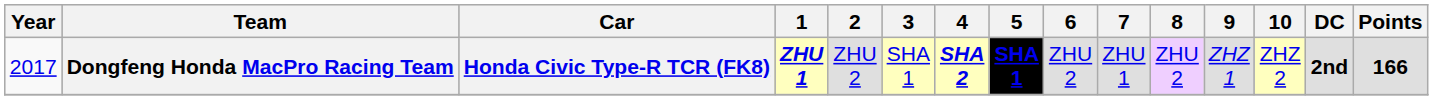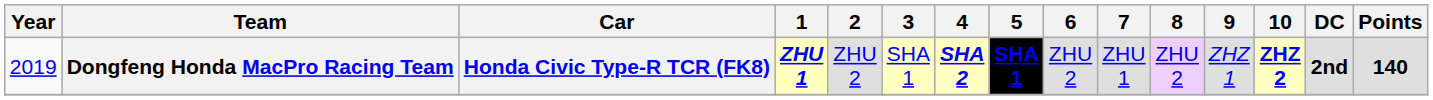(33, 66) 2017 -> (33, 66) 2019
(1280, 66) normal -> (1280, 66) bold
(1390, 66) 166 -> (1390, 66) 140
